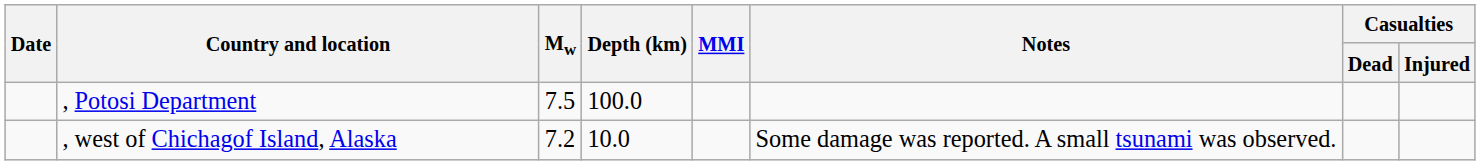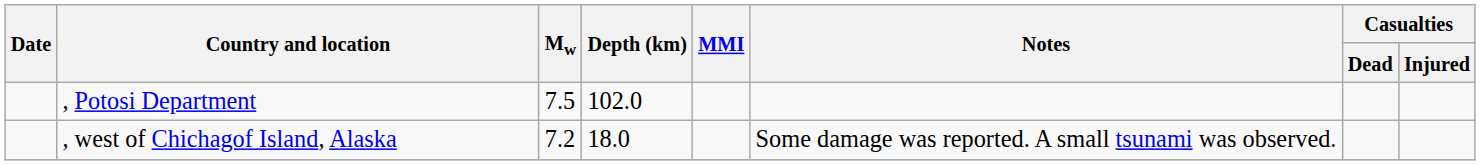(615, 100) 100.0 -> (615, 100) 102.0
(609, 139) 10.0 -> (609, 139) 18.0
